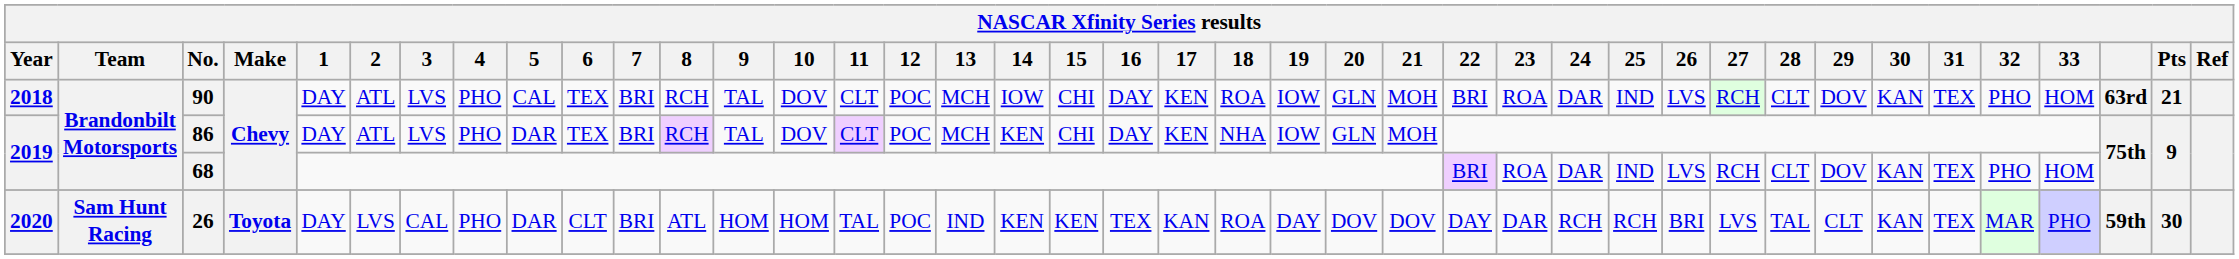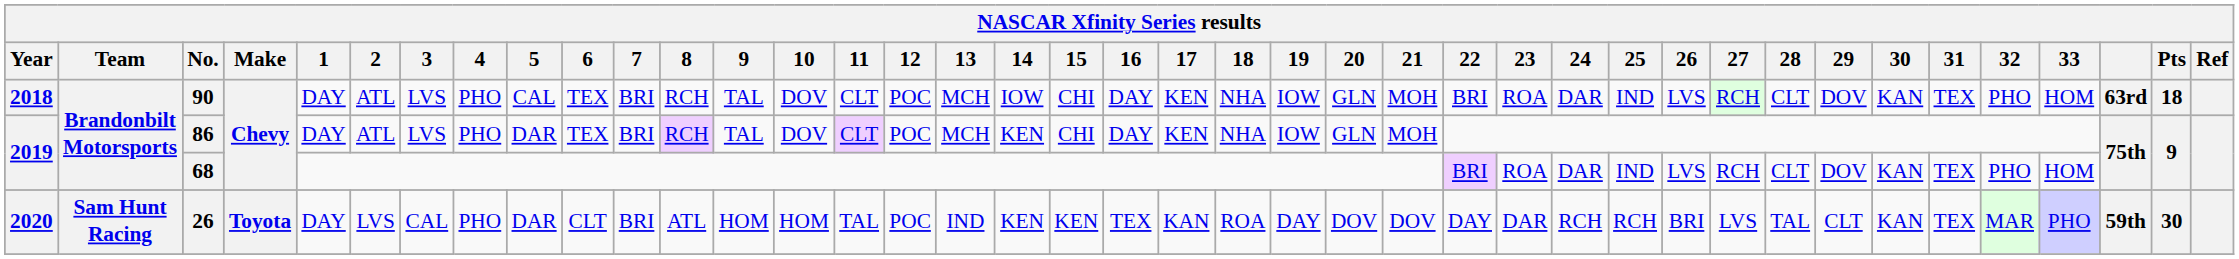(1243, 96) ROA -> (1243, 96) NHA
(2172, 96) 21 -> (2172, 96) 18
